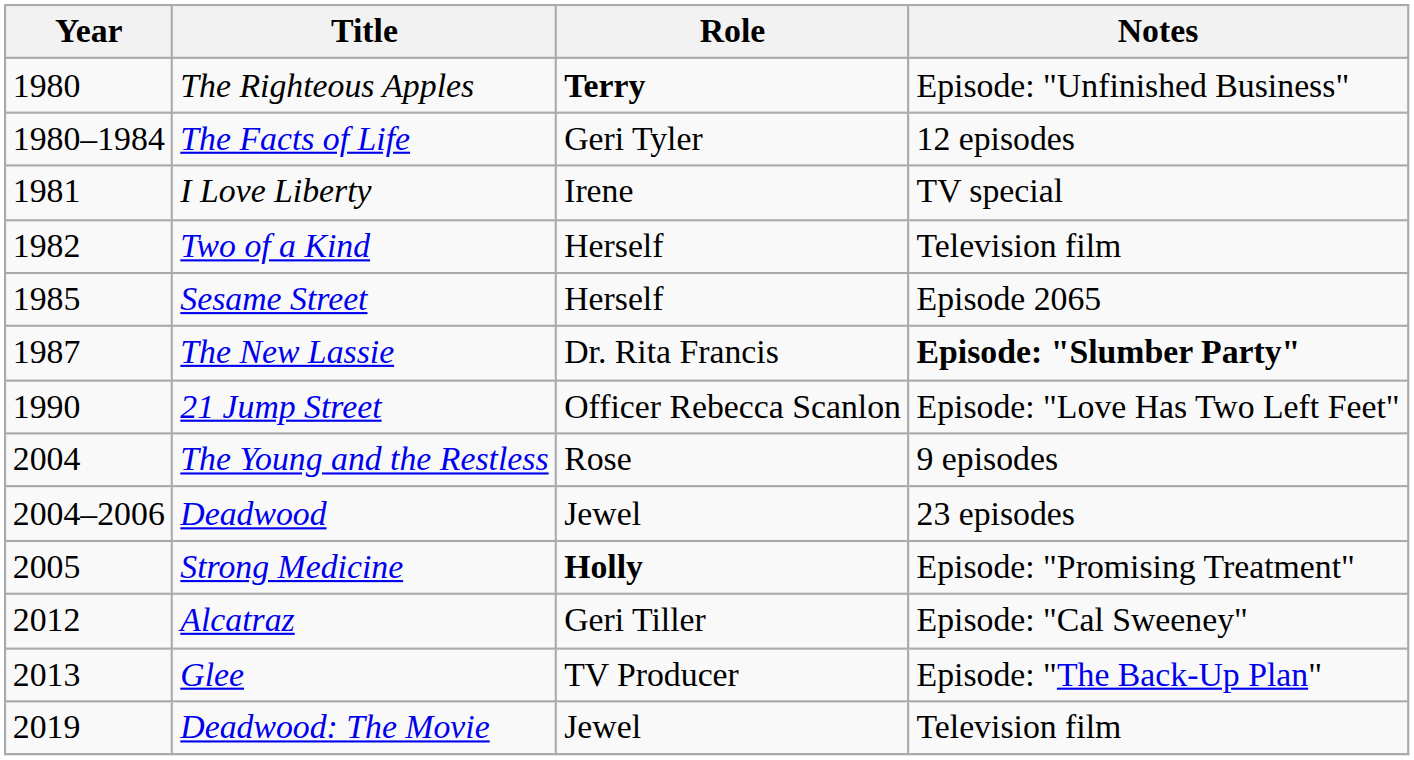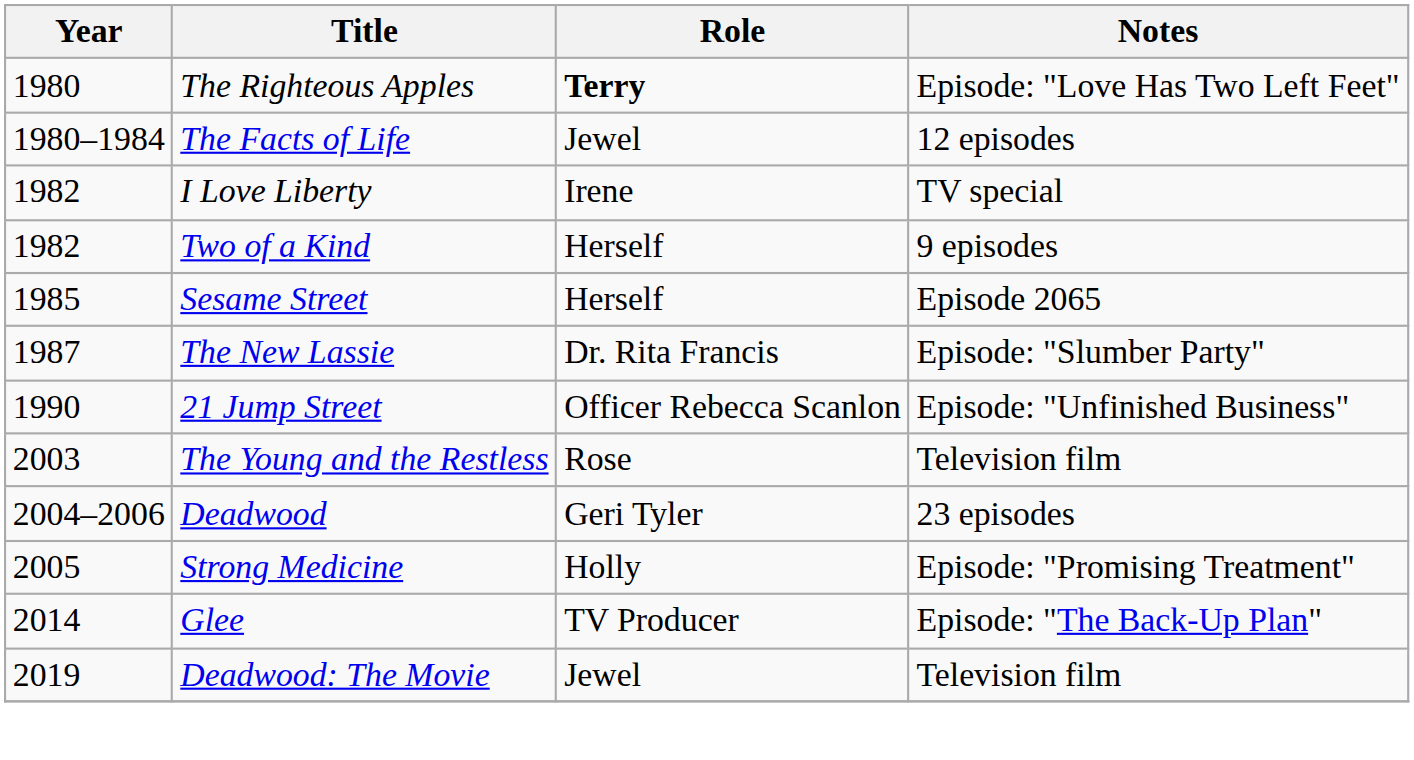(1133, 84) Episode: "Unfinished Business" -> (1158, 84) Episode: "Love Has Two Left Feet"
(633, 138) Geri Tyler -> (603, 138) Jewel
(47, 191) 1981 -> (47, 191) 1982
(1019, 245) Television film -> (987, 245) 9 episodes
(1108, 352) bold -> (1091, 352) normal
(1158, 406) Episode: "Love Has Two Left Feet" -> (1133, 406) Episode: "Unfinished Business"
(47, 459) 2004 -> (47, 459) 2003
(987, 459) 9 episodes -> (1019, 459) Television film
(603, 513) Jewel -> (633, 513) Geri Tyler
(604, 566) bold -> (603, 566) normal
- row: (238, 620)
(47, 673) 2013 -> (47, 620) 2014
